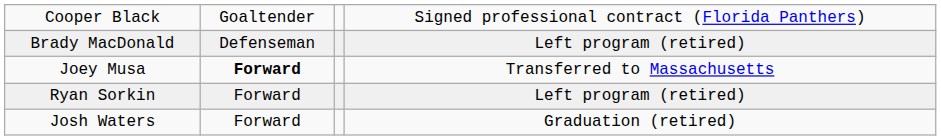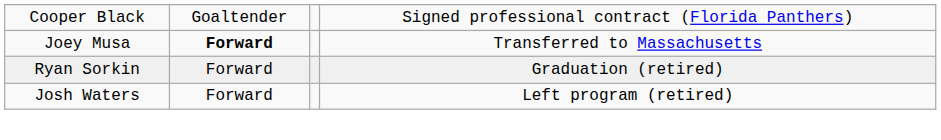- row: (102, 44)
(640, 96) Left program (retired) -> (628, 70) Graduation (retired)
(640, 122) Graduation (retired) -> (628, 96) Left program (retired)
